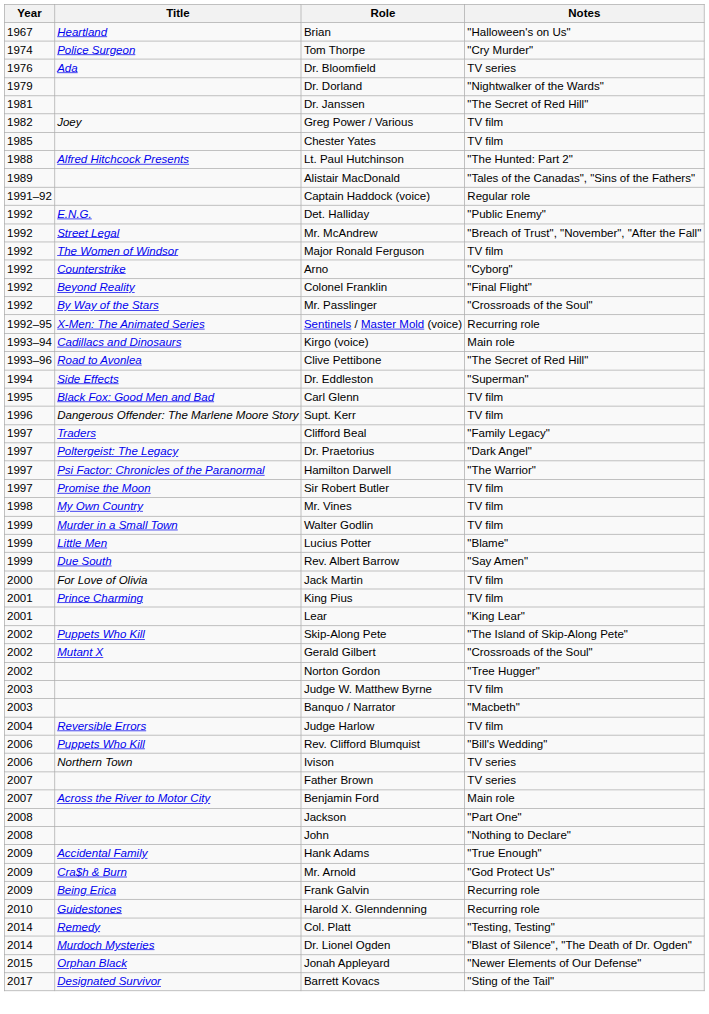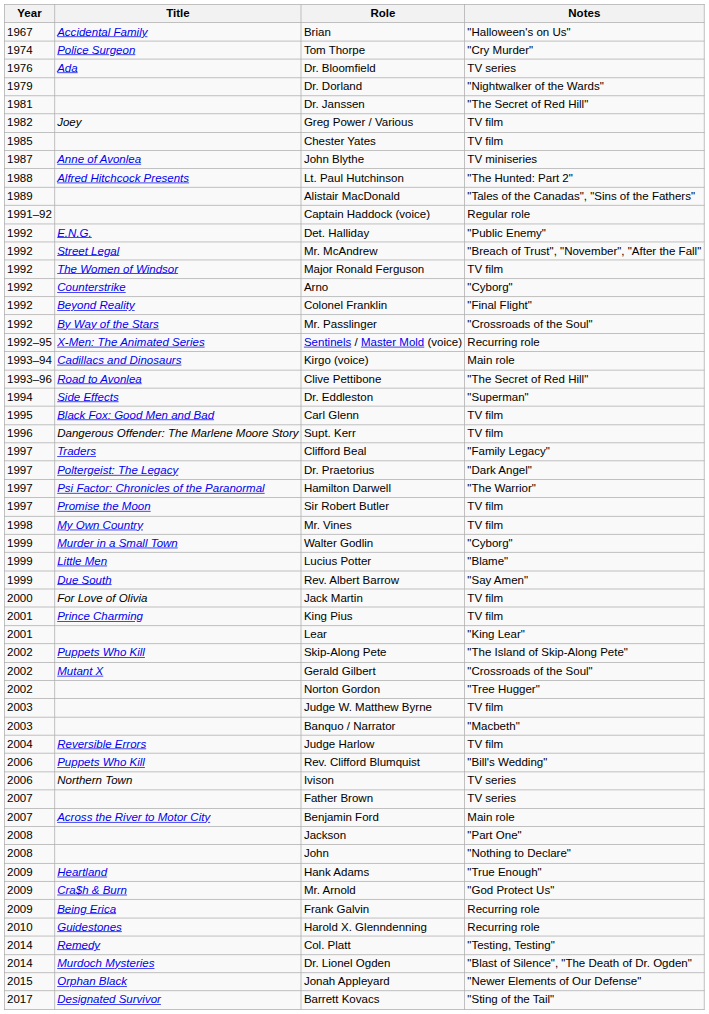(82, 31) Heartland -> (102, 31) Accidental Family
+ row: (334, 159)
(485, 525) TV film -> (490, 543) "Cyborg"
(102, 854) Accidental Family -> (82, 872) Heartland
